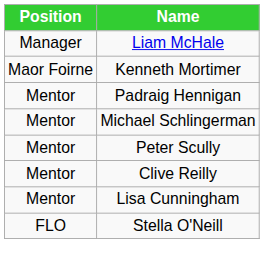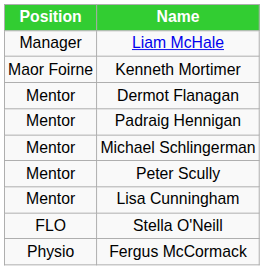+ row: (178, 95)
- row: (178, 173)
+ row: (178, 251)
